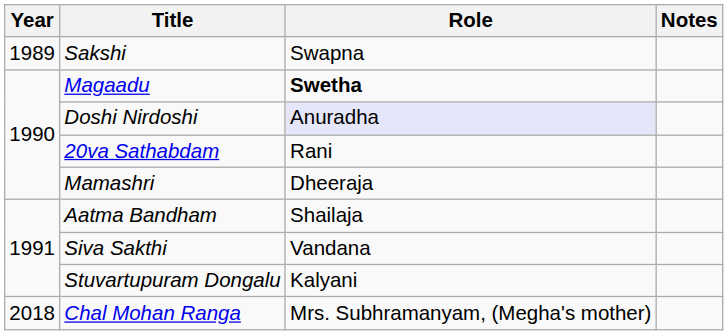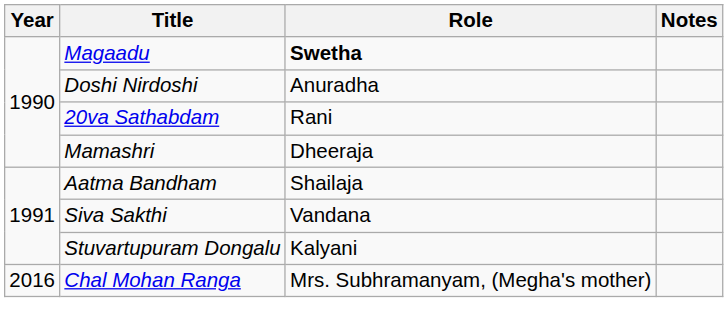- row: (95, 53)
(335, 118) lavender background -> (335, 85) no background
(32, 313) 2018 -> (32, 280) 2016
